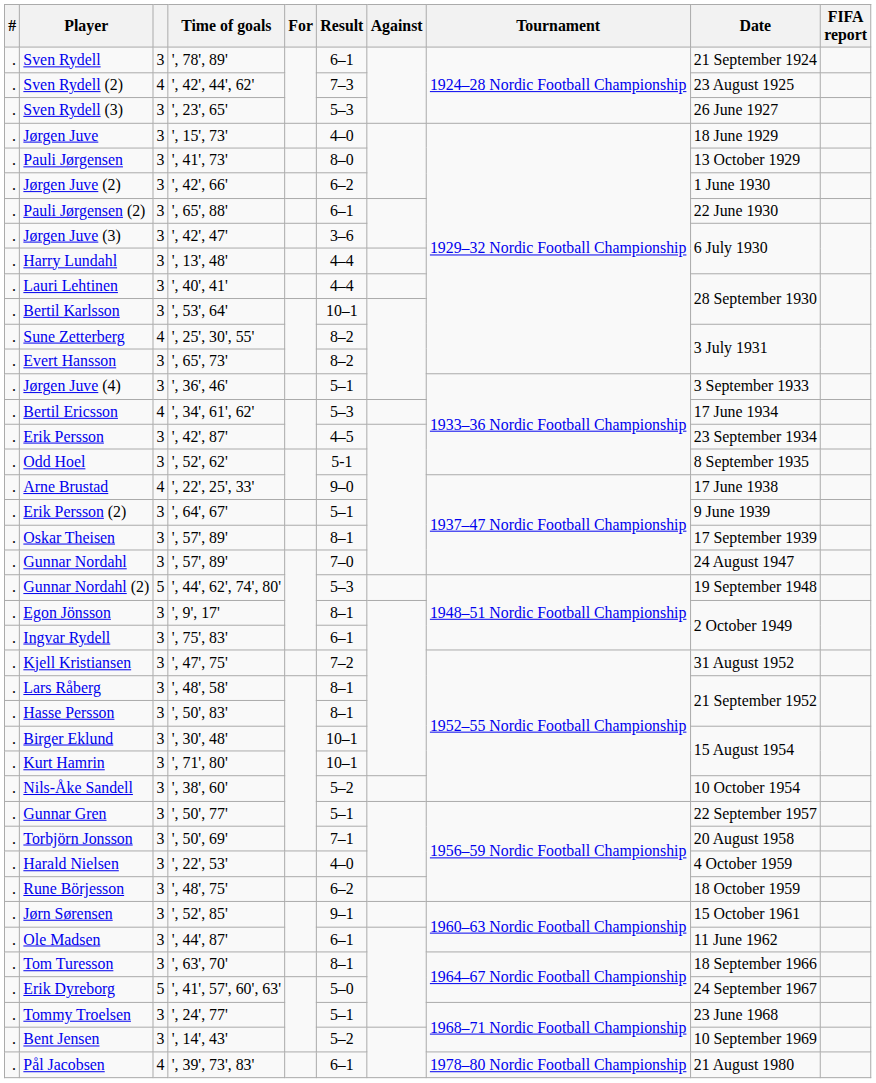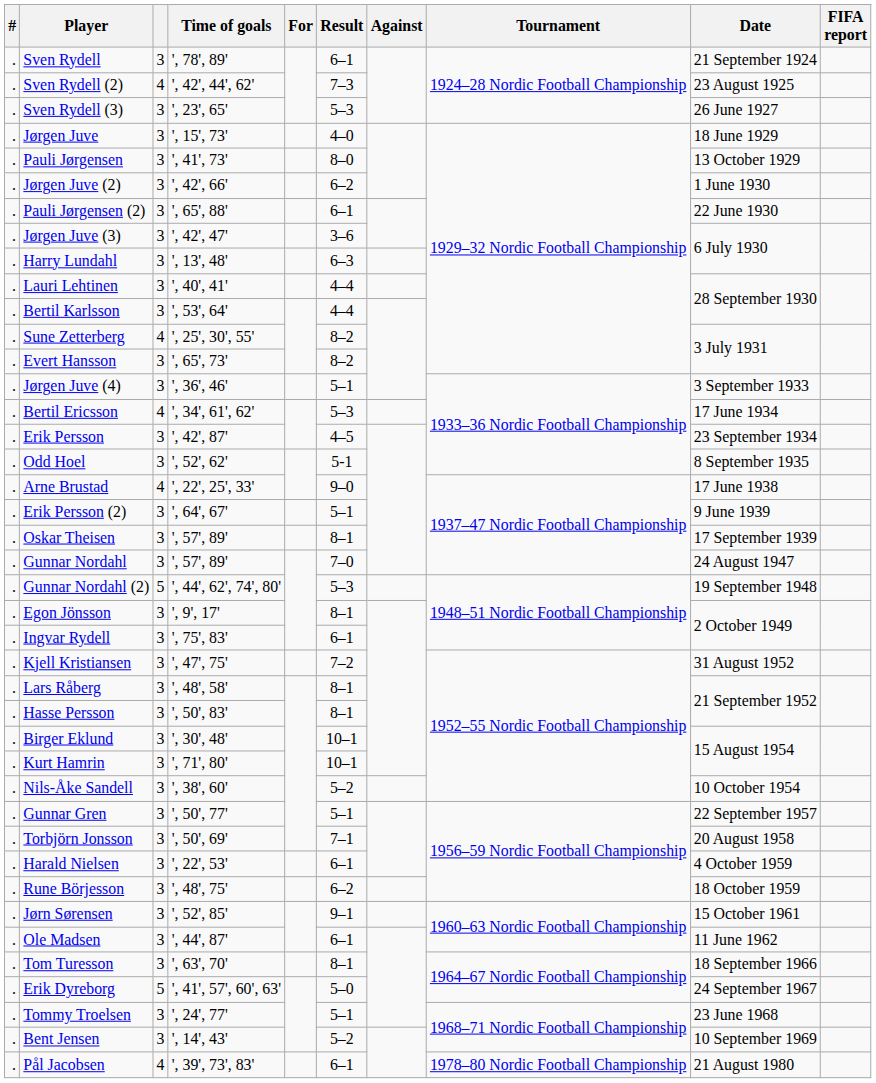(342, 260) 4–4 -> (342, 260) 6–3
(342, 311) 10–1 -> (342, 311) 4–4
(342, 863) 4–0 -> (342, 863) 6–1
